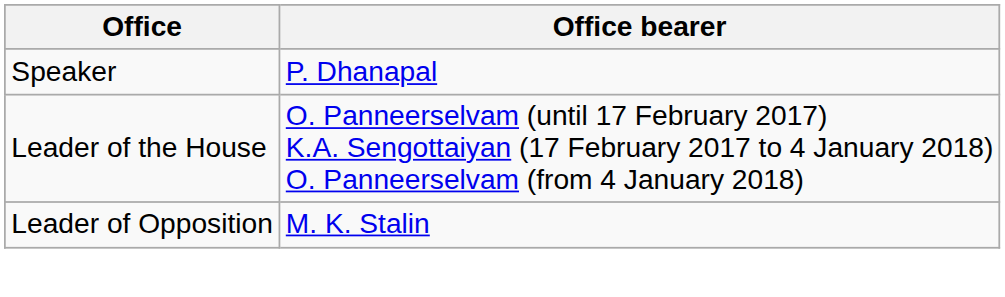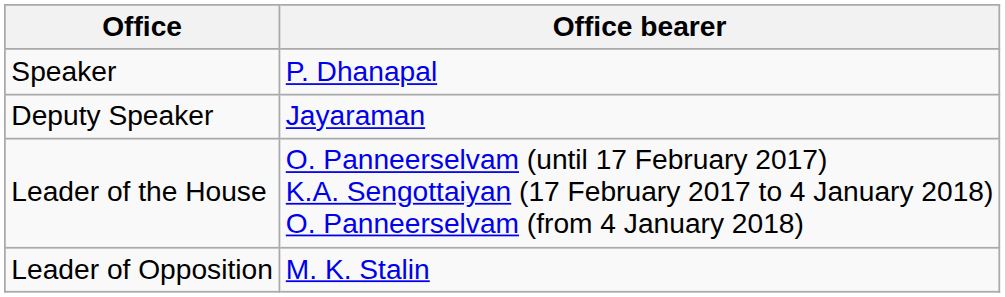+ row: (112, 116)
